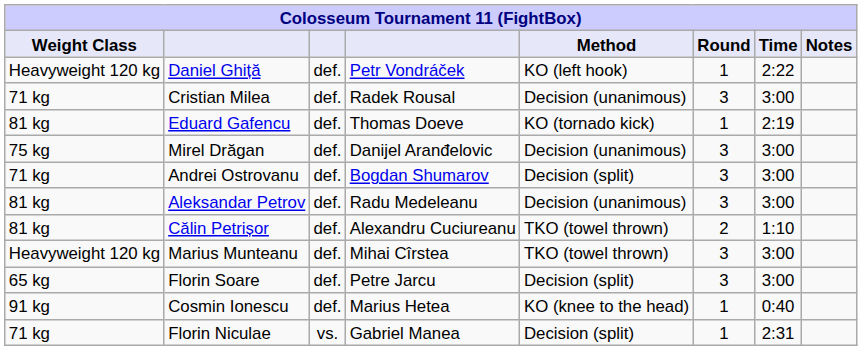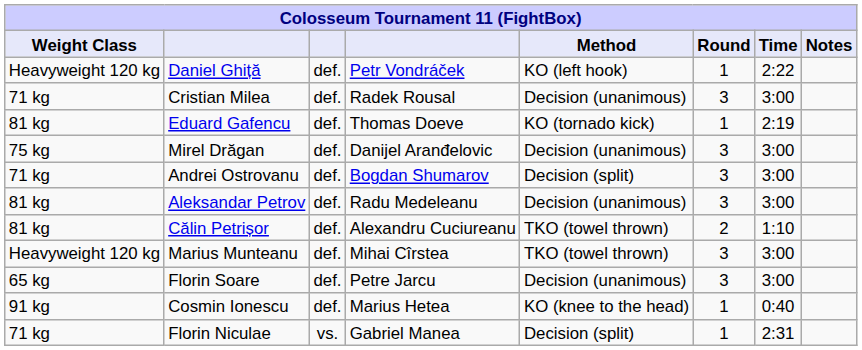(579, 280) Decision (split) -> (605, 280) Decision (unanimous)
